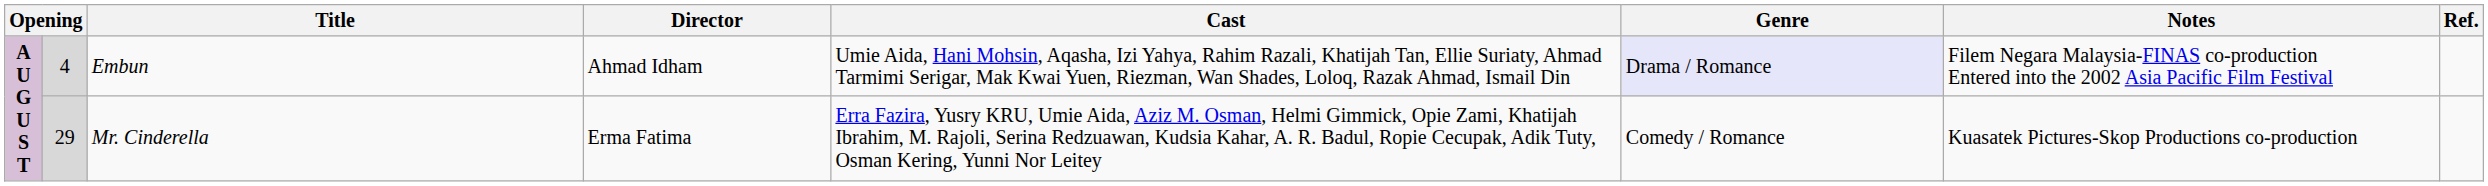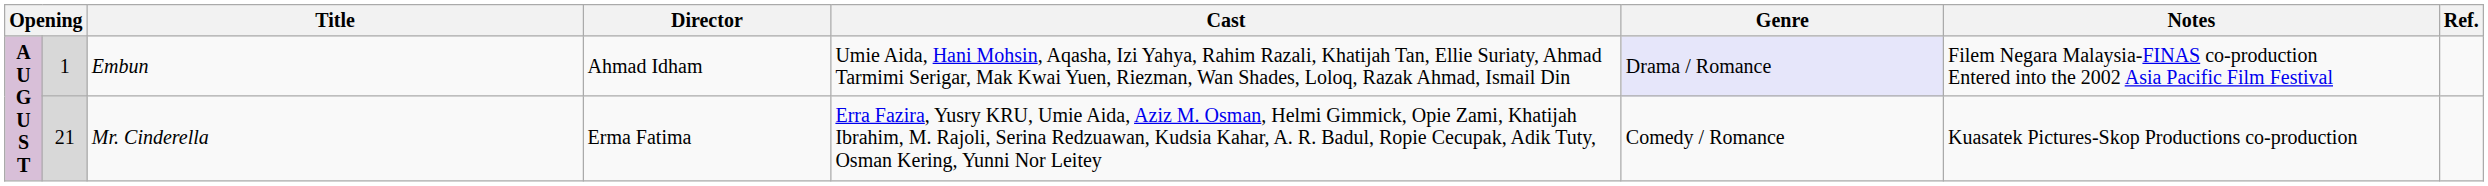(65, 66) 4 -> (65, 66) 1
(65, 138) 29 -> (65, 138) 21
